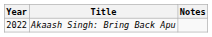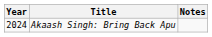(17, 25) 2022 -> (17, 25) 2024
